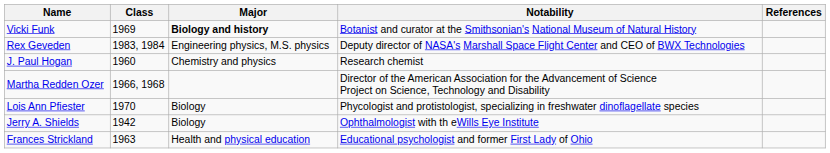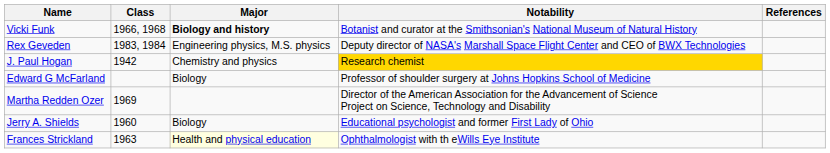(124, 29) 1969 -> (139, 29) 1966, 1968
(124, 62) 1960 -> (125, 62) 1942
(382, 62) no background -> (382, 62) gold background
+ row: (56, 78)
(138, 84) 1966, 1968 -> (125, 101) 1969
- row: (46, 106)
(124, 123) 1942 -> (125, 123) 1960
(439, 123) Ophthalmologist with th eWills Eye Institute -> (467, 123) Educational psychologist and former First Lady of Ohio
(241, 139) no background -> (242, 139) lightyellow background
(466, 139) Educational psychologist and former First Lady of Ohio -> (440, 139) Ophthalmologist with th eWills Eye Institute
